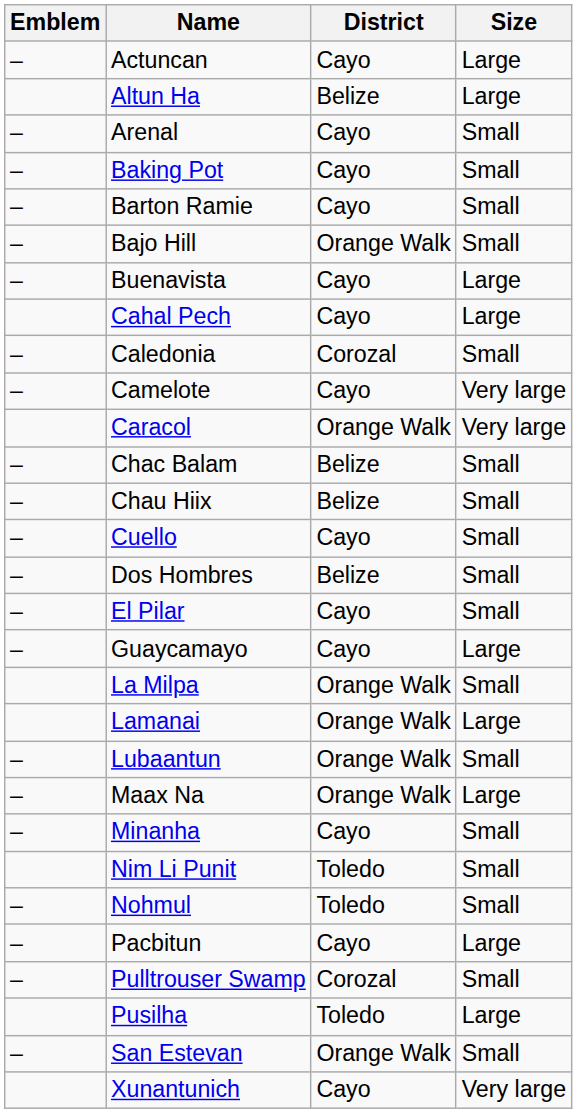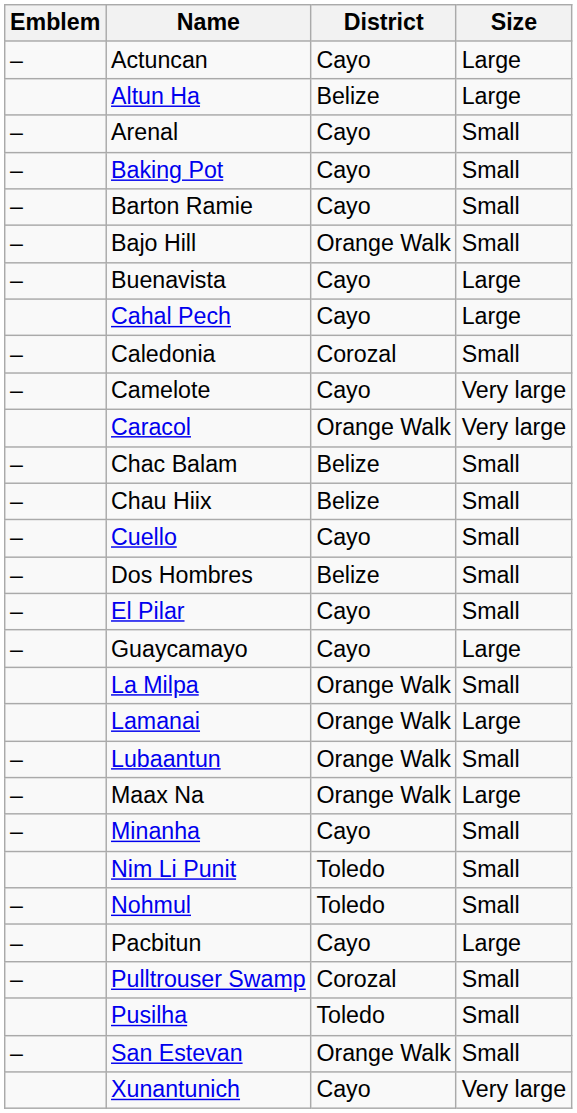(491, 1016) Large -> (491, 1016) Small
